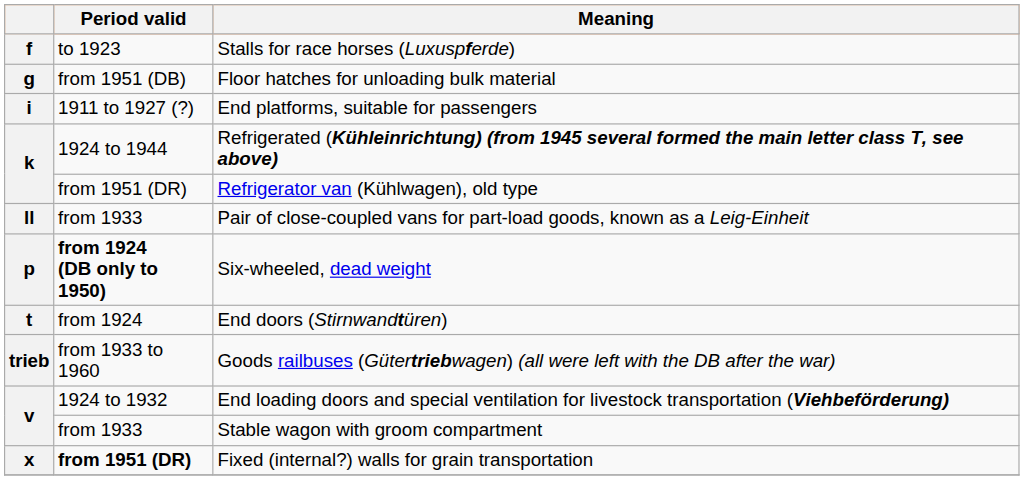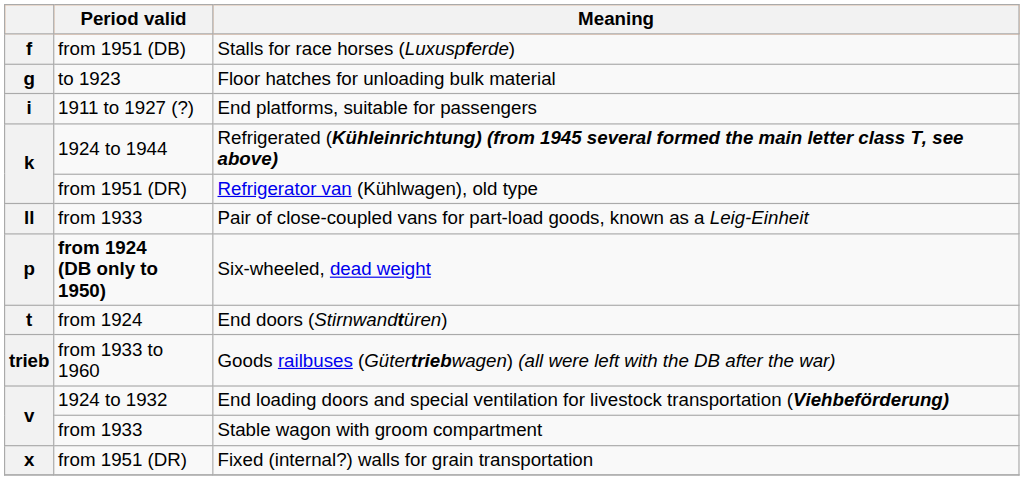(89, 49) to 1923 -> (122, 49) from 1951 (DB)
(122, 78) from 1951 (DB) -> (89, 78) to 1923
(125, 459) bold -> (123, 459) normal
